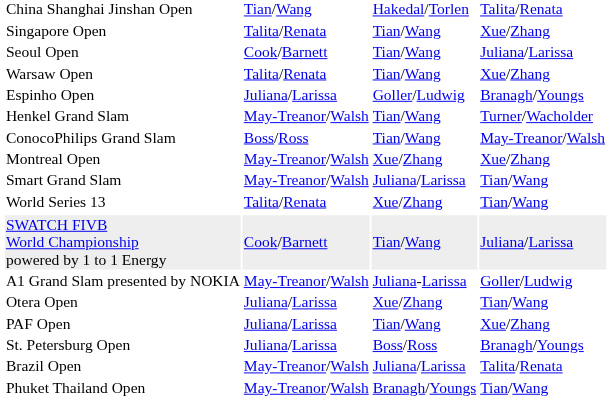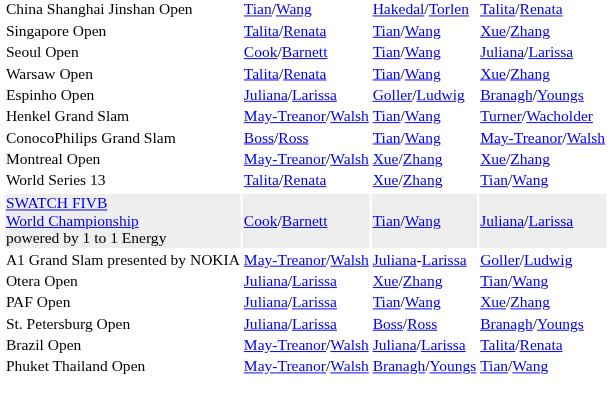- row: (64, 180)
